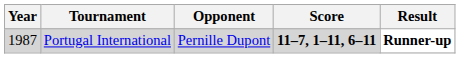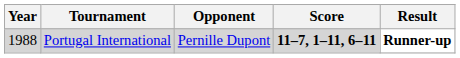(22, 40) 1987 -> (22, 40) 1988
